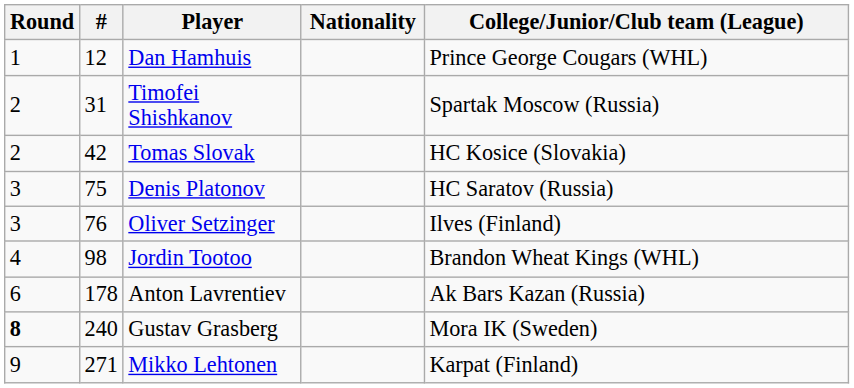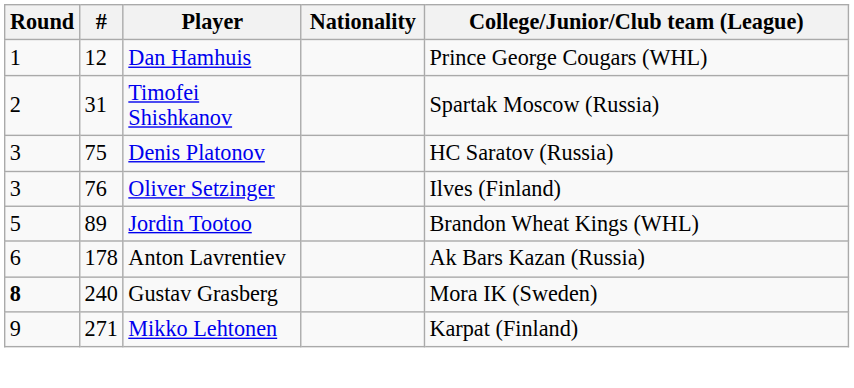- row: (191, 152)
(15, 258) 4 -> (15, 223) 5
(96, 258) 98 -> (96, 223) 89
